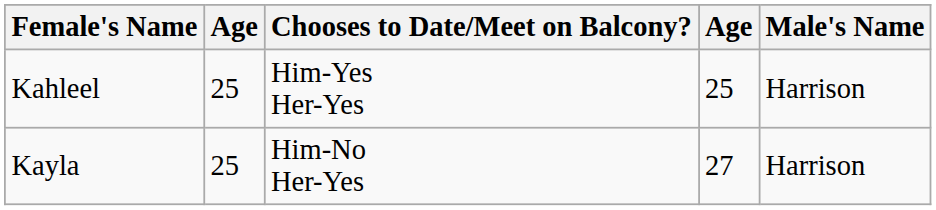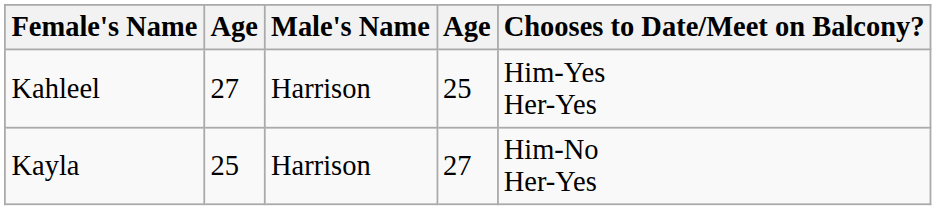columns swapped: (845, 27) <-> (481, 27)
(225, 88) 25 -> (225, 88) 27
